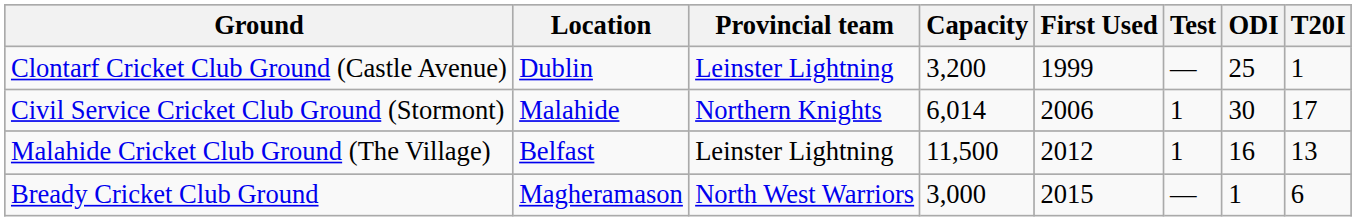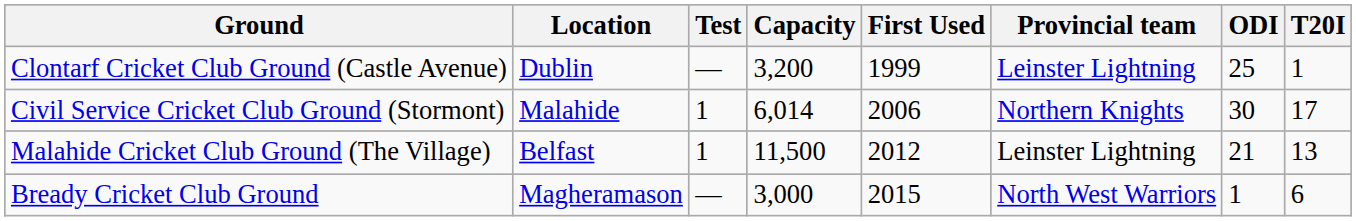columns swapped: (805, 25) <-> (1193, 25)
(1242, 151) 16 -> (1242, 151) 21
